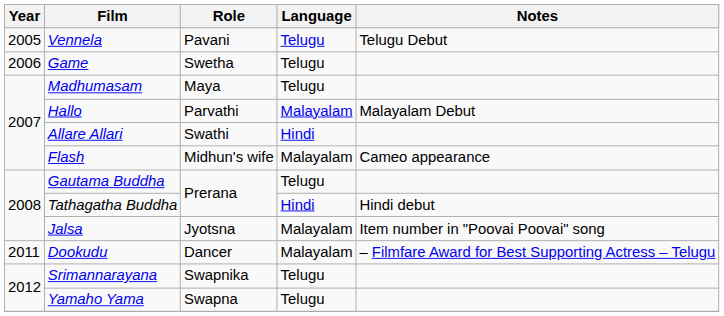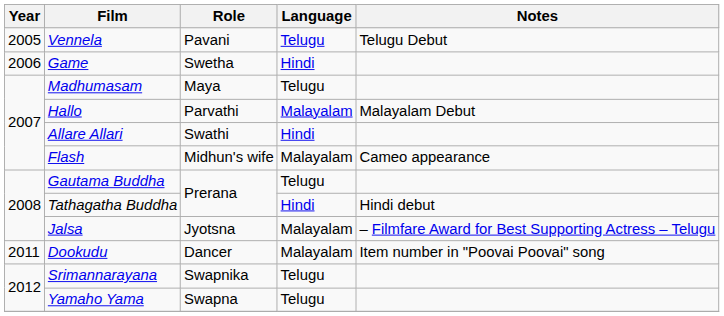(303, 63) Telugu -> (298, 63) Hindi
(482, 228) Item number in "Poovai Poovai" song -> (537, 228) – Filmfare Award for Best Supporting Actress – Telugu
(537, 252) – Filmfare Award for Best Supporting Actress – Telugu -> (482, 252) Item number in "Poovai Poovai" song
